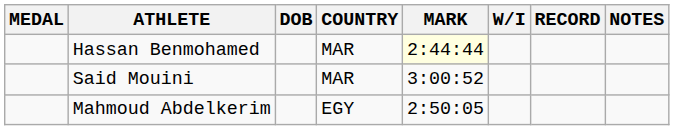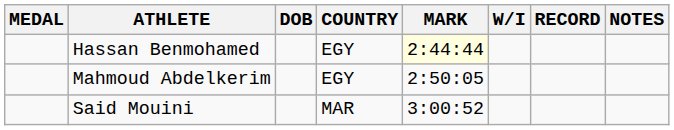(338, 50) MAR -> (338, 50) EGY
rows swapped: (172, 109) <-> (133, 79)
